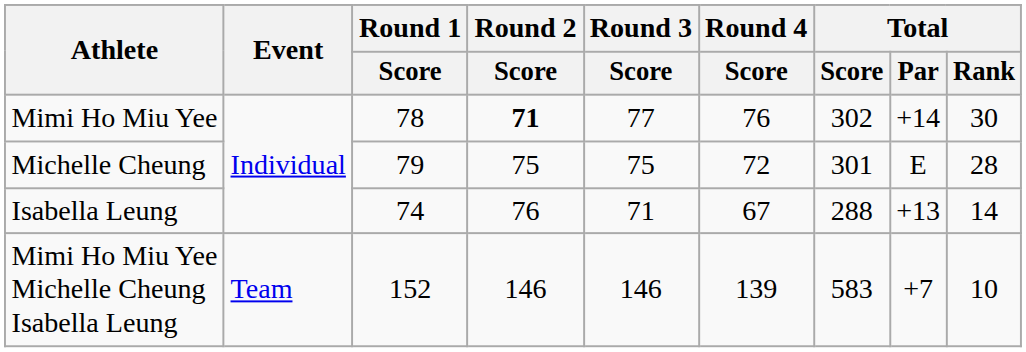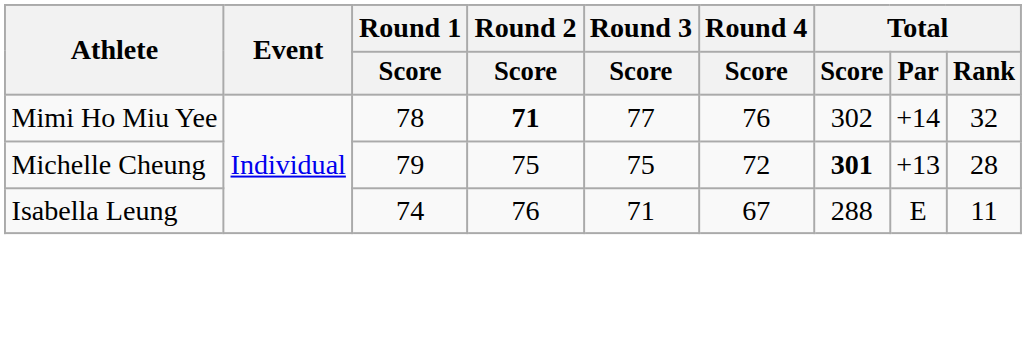(984, 118) 30 -> (984, 118) 32
(852, 164) normal -> (852, 164) bold
(918, 164) E -> (918, 164) +13
(918, 210) +13 -> (918, 210) E
(984, 210) 14 -> (984, 210) 11
- row: (114, 290)
